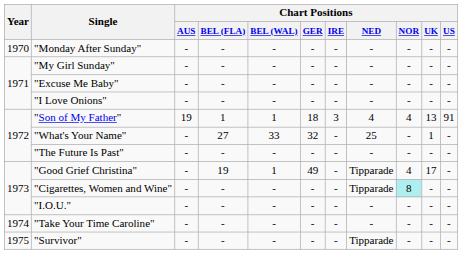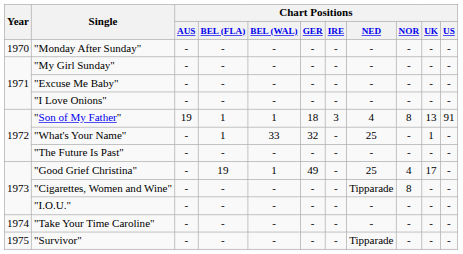(409, 118) 4 -> (409, 118) 8
(223, 135) 27 -> (223, 135) 1
(371, 170) Tipparade -> (371, 170) 25
(409, 188) paleturquoise background -> (409, 188) no background
